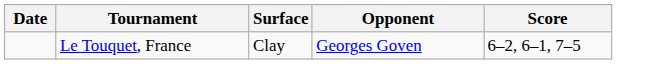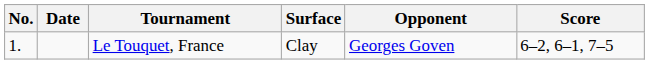+ column: (21, 17)
